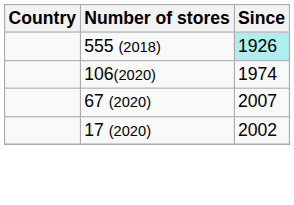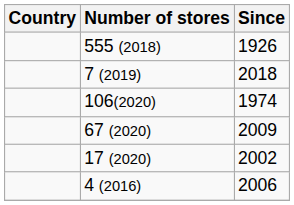(258, 46) paleturquoise background -> (258, 46) no background
+ row: (113, 74)
(258, 102) 2007 -> (258, 130) 2009
+ row: (113, 185)
